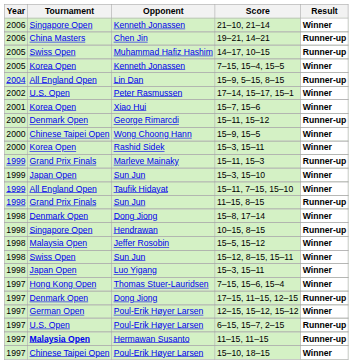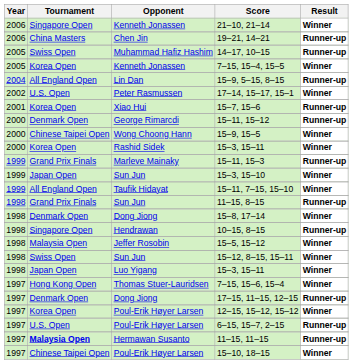(317, 107) Winner -> (325, 107) Runner-up
(57, 312) German Open -> (53, 312) Korea Open
